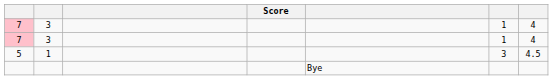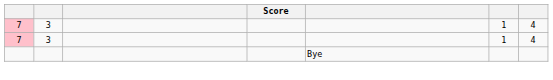- row: (19, 54)
